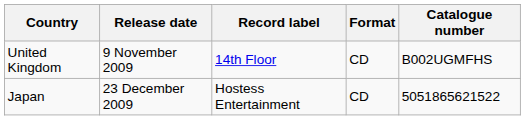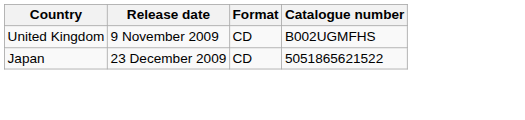- column: (279, 22)
